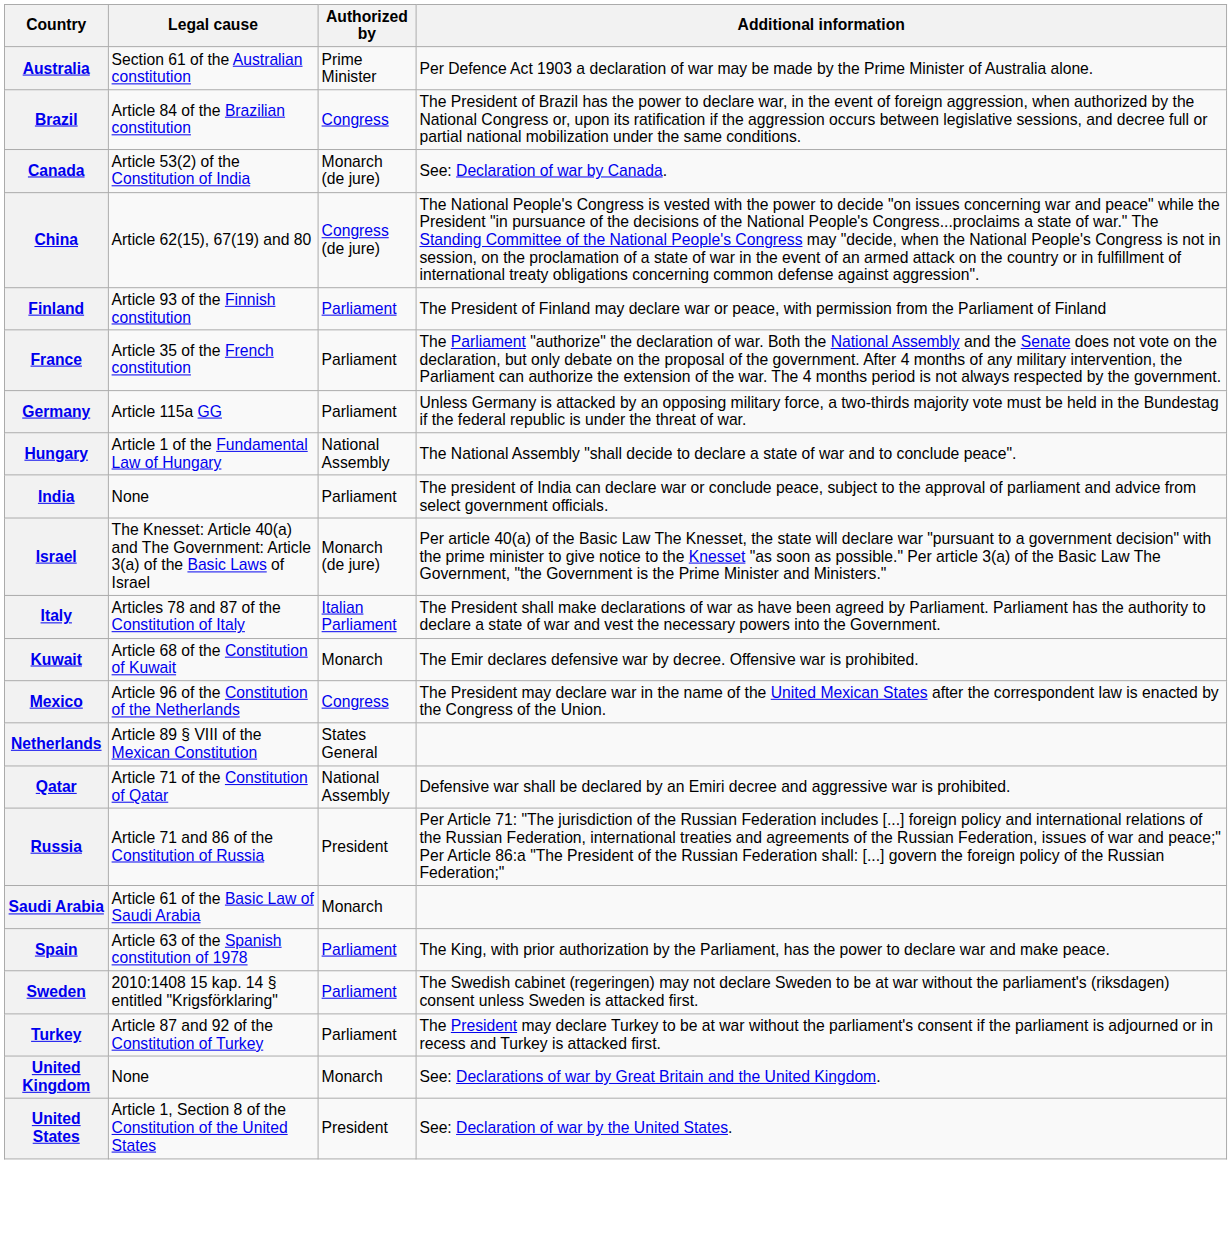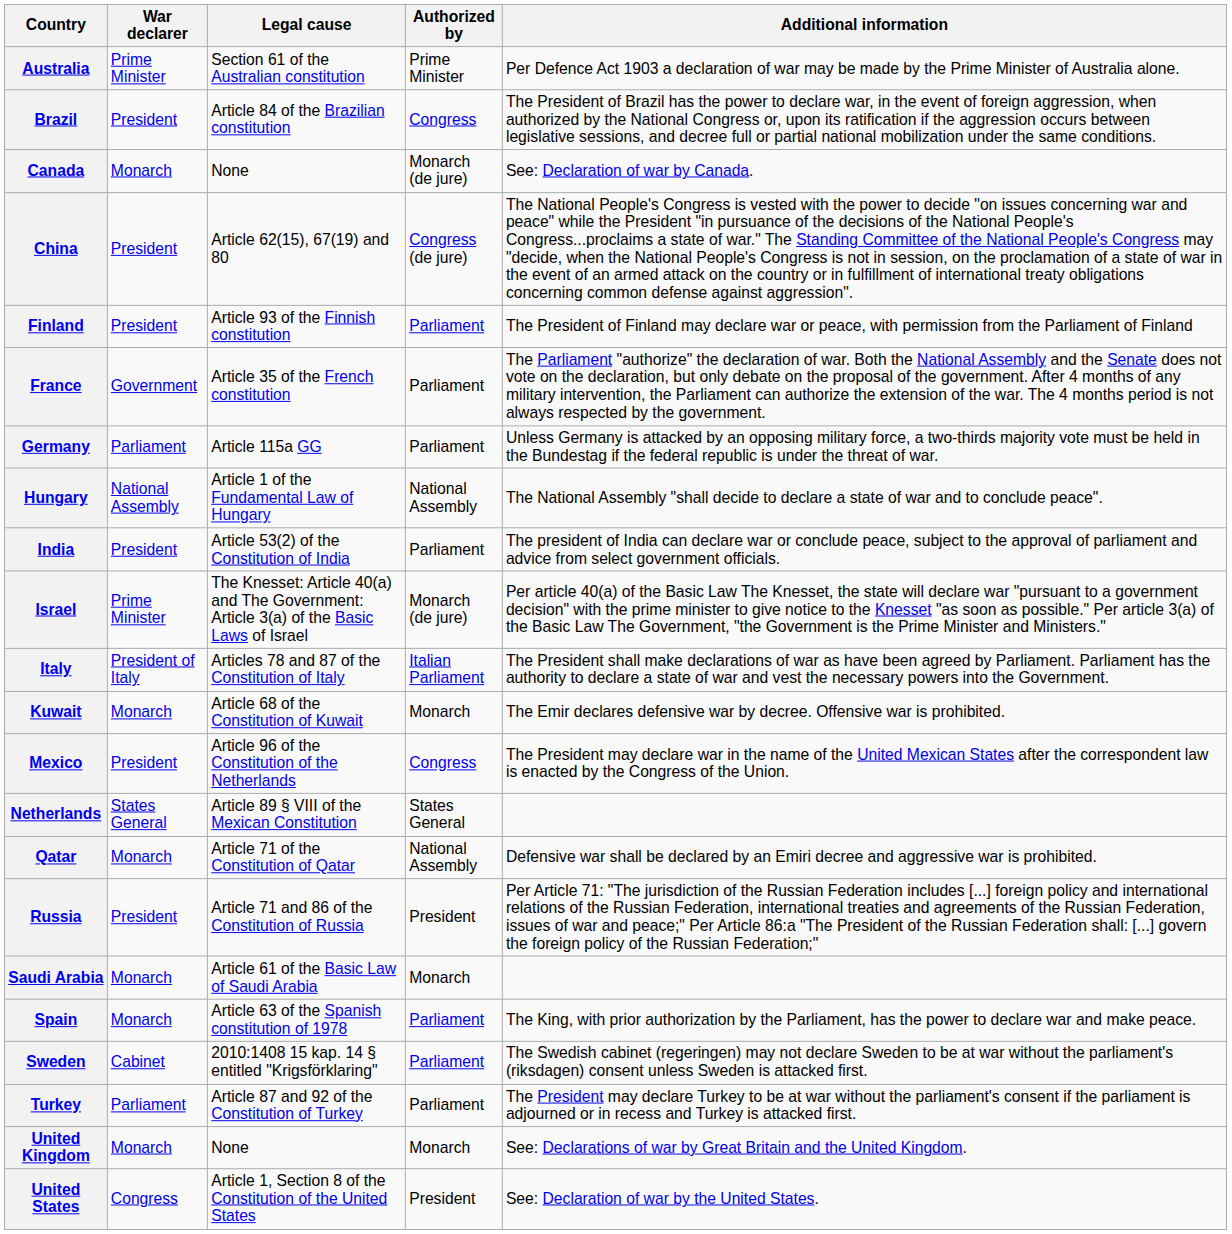+ column: (157, 25)
(181, 170) Article 53(2) of the Constitution of India -> (230, 170) None
(130, 496) None -> (281, 549) Article 53(2) of the Constitution of India
